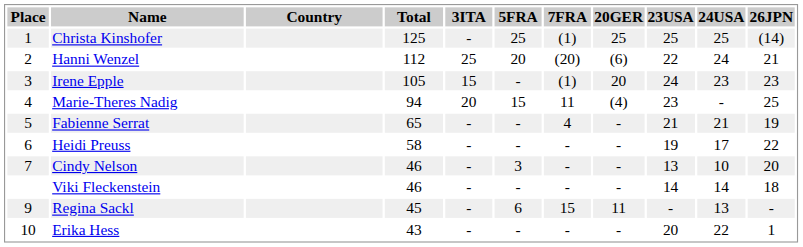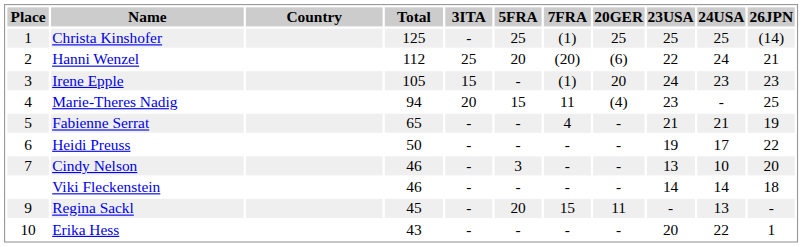(414, 145) 58 -> (414, 145) 50
(518, 208) 6 -> (518, 208) 20
